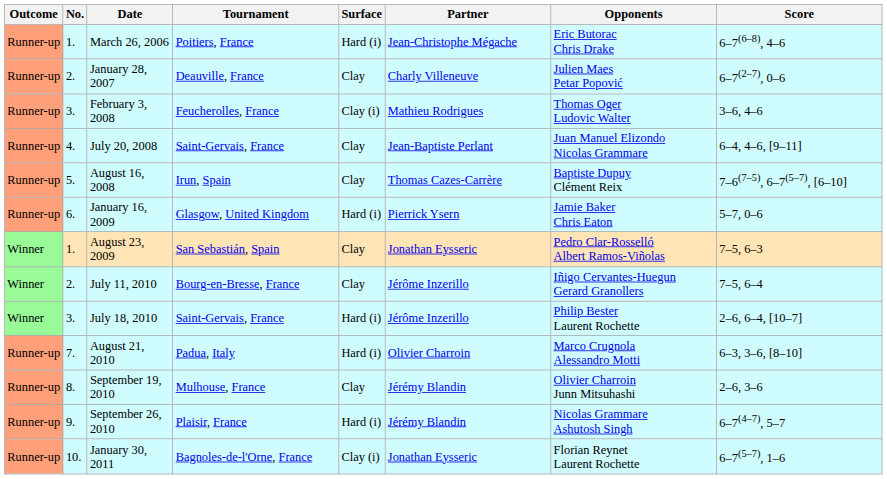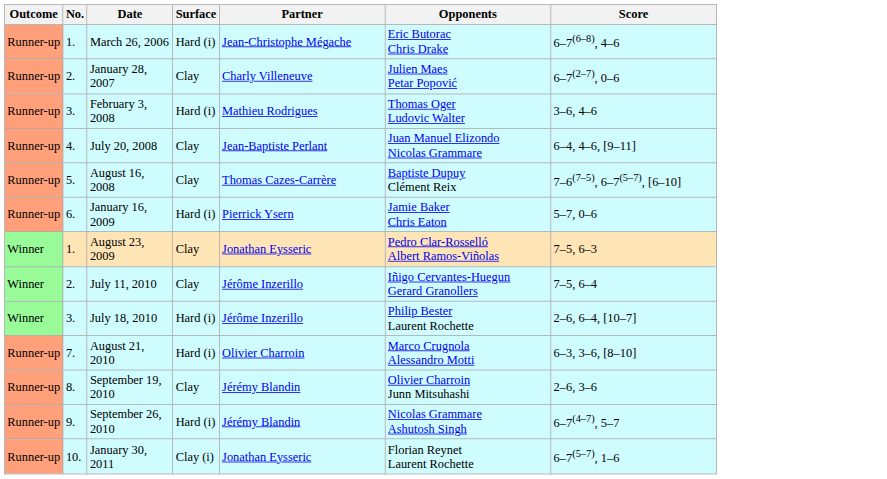- column: (256, 14)
(361, 110) Clay (i) -> (195, 110) Hard (i)
